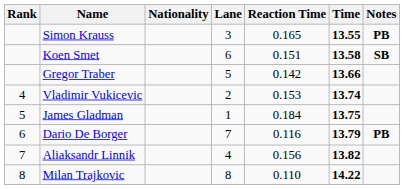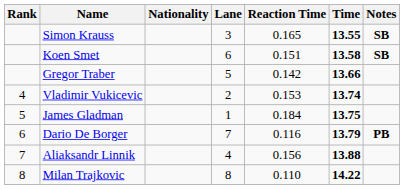(381, 34) PB -> (381, 34) SB
(346, 154) 13.82 -> (346, 154) 13.88
